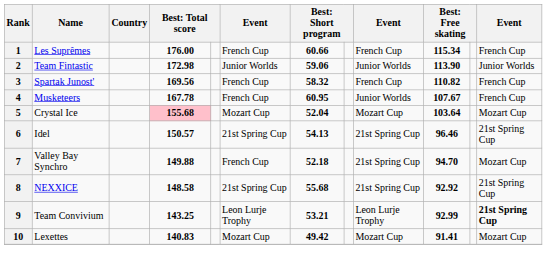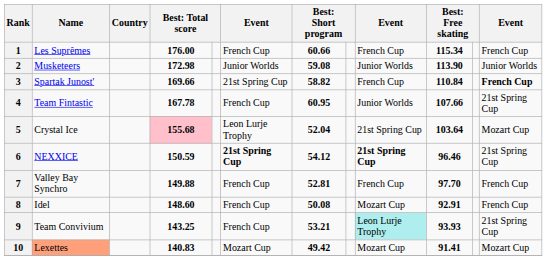(64, 66) Team Fintastic -> (57, 66) Musketeers
(317, 66) 59.06 -> (319, 66) 59.08
(180, 81) 169.56 -> (181, 81) 169.66
(245, 81) French Cup -> (255, 81) 21st Spring Cup
(317, 81) 58.32 -> (319, 81) 58.82
(447, 81) 110.82 -> (449, 81) 110.84
(502, 81) normal -> (507, 81) bold
(57, 97) Musketeers -> (64, 103) Team Fintastic
(447, 97) 107.67 -> (449, 103) 107.66
(502, 97) French Cup -> (504, 103) 21st Spring Cup
(246, 113) Mozart Cup -> (245, 130) Leon Lurje Trophy
(379, 113) Mozart Cup -> (390, 130) 21st Spring Cup
(42, 134) Idel -> (56, 156) NEXXICE
(180, 134) 150.57 -> (181, 156) 150.59
(254, 134) normal -> (247, 156) bold
(317, 134) 54.13 -> (319, 156) 54.12
(388, 134) normal -> (381, 156) bold
(317, 161) 52.18 -> (319, 183) 52.81
(388, 161) 21st Spring Cup -> (381, 183) French Cup
(447, 161) 94.70 -> (449, 183) 97.70
(503, 161) Mozart Cup -> (505, 183) French Cup
(56, 188) NEXXICE -> (42, 205) Idel
(180, 188) 148.58 -> (181, 205) 148.60
(254, 188) 21st Spring Cup -> (246, 205) French Cup
(317, 188) 55.68 -> (319, 205) 50.08
(388, 188) 21st Spring Cup -> (381, 205) Mozart Cup
(447, 188) 92.92 -> (449, 205) 92.91
(502, 188) 21st Spring Cup -> (505, 205) French Cup
(244, 215) Leon Lurje Trophy -> (246, 226) French Cup
(378, 215) no background -> (379, 226) paleturquoise background
(447, 215) 92.99 -> (449, 226) 93.93
(503, 215) bold -> (504, 226) normal
(51, 236) no background -> (51, 247) lightsalmon background
